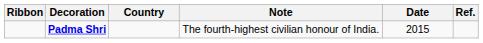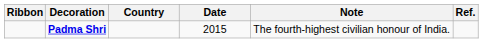columns swapped: (418, 12) <-> (281, 12)
